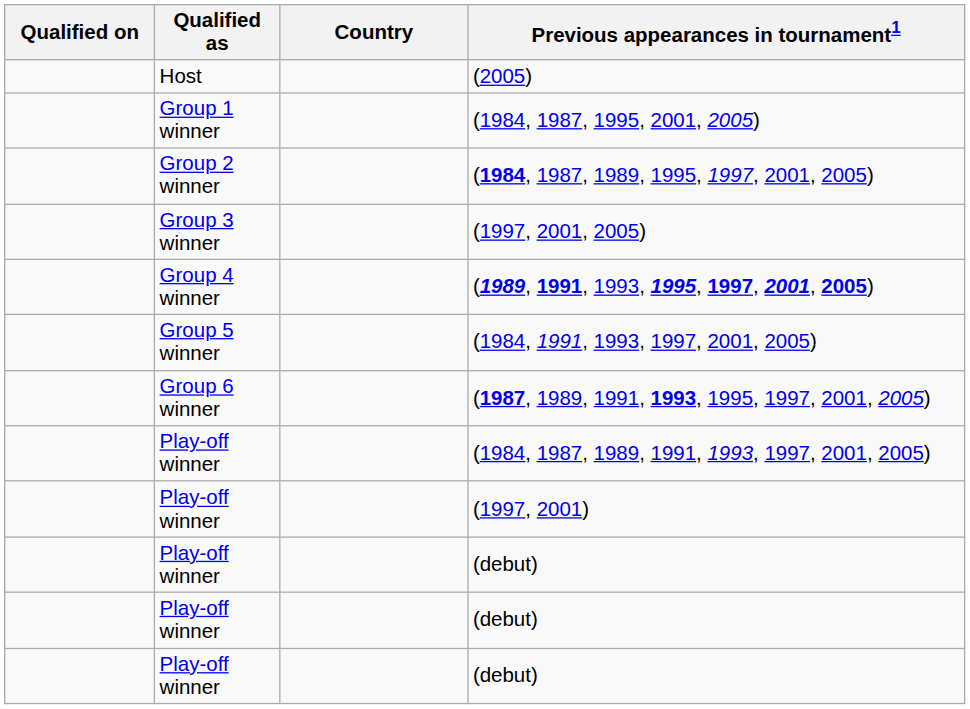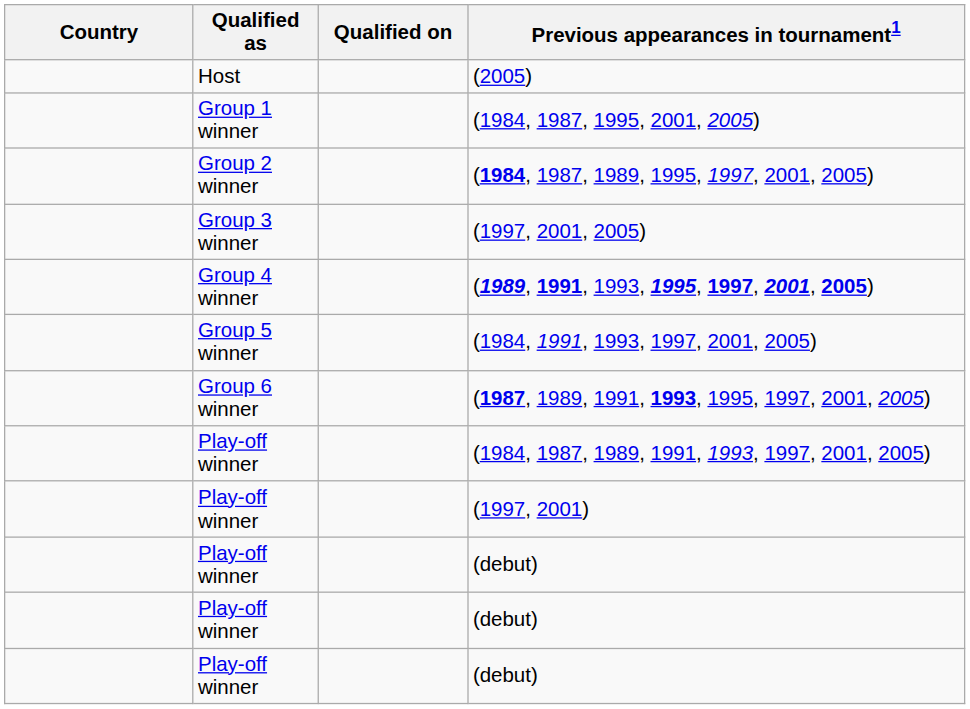columns swapped: (374, 32) <-> (80, 32)
